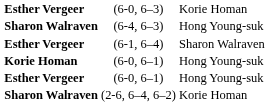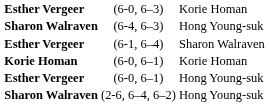(221, 60) Hong Young-suk -> (213, 60) Korie Homan
(213, 95) Korie Homan -> (221, 95) Hong Young-suk
